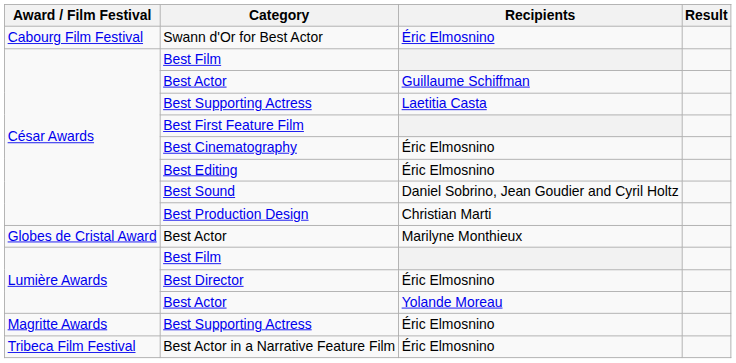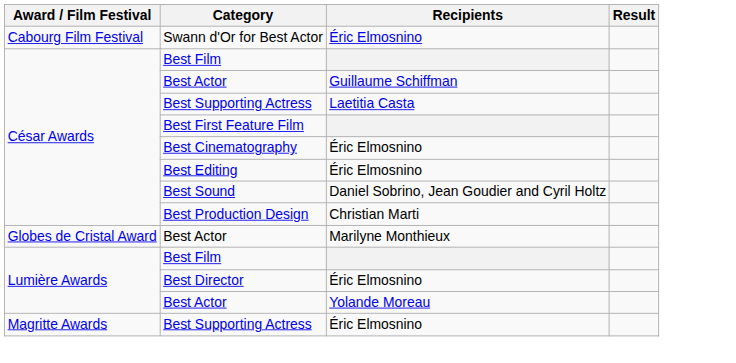- row: (72, 346)
